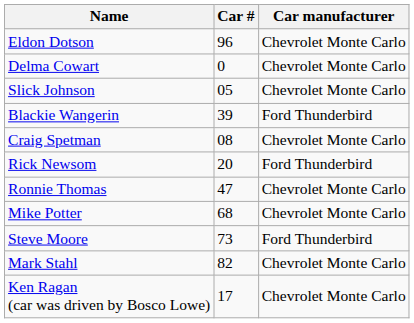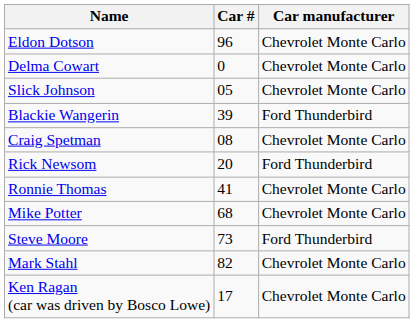(225, 189) 47 -> (225, 189) 41
